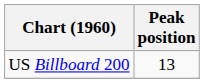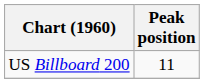(167, 64) 13 -> (167, 64) 11
